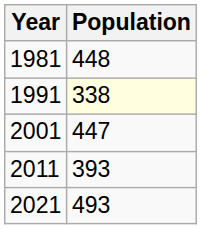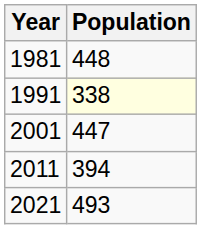(91, 168) 393 -> (91, 168) 394
